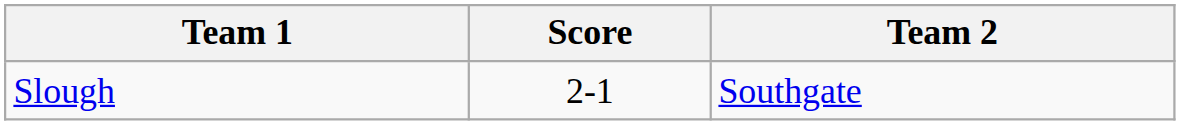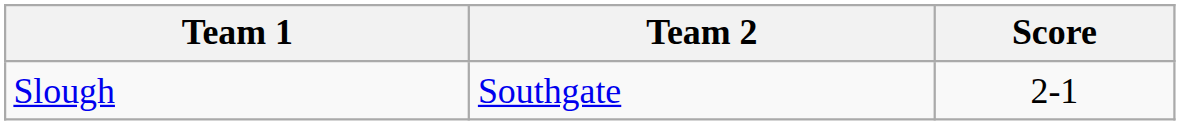columns swapped: (942, 32) <-> (590, 32)
